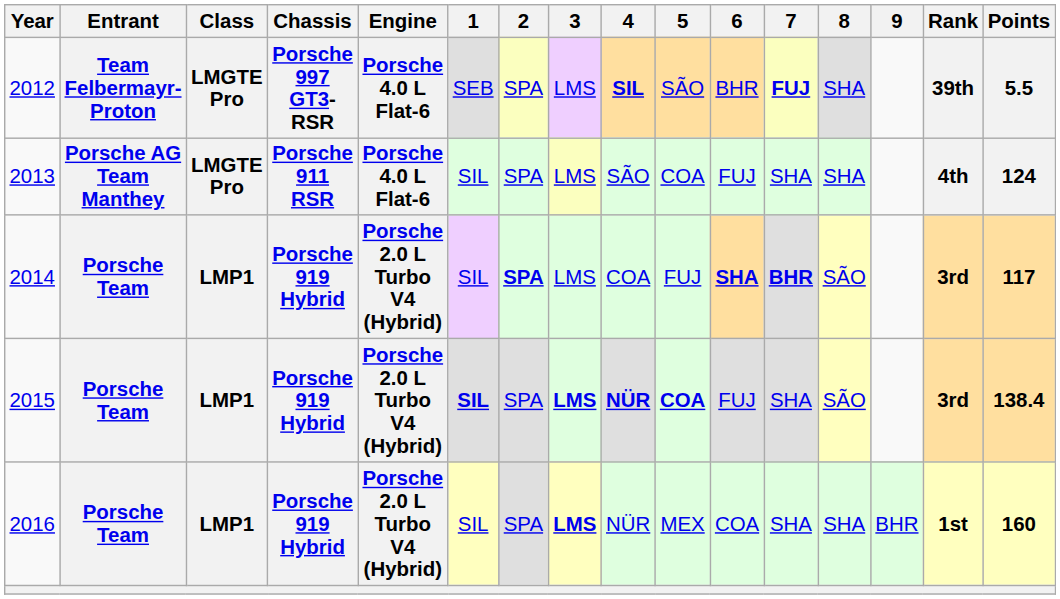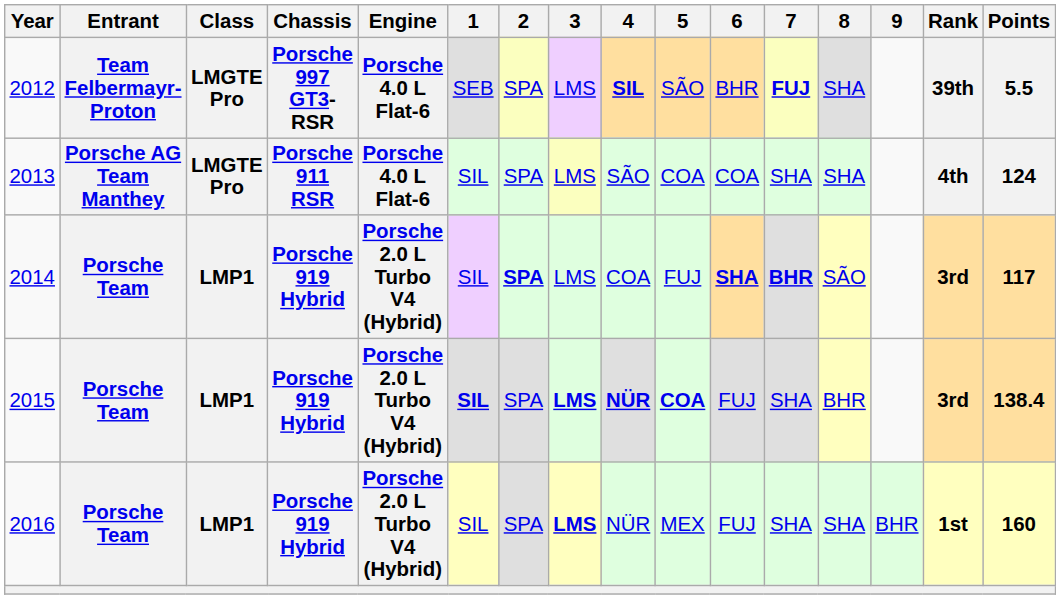(737, 177) FUJ -> (737, 177) COA
(844, 400) SÃO -> (844, 400) BHR
(737, 524) COA -> (737, 524) FUJ
